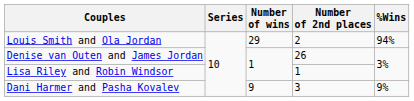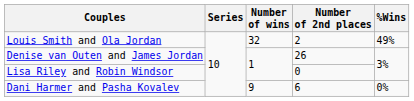(254, 40) 29 -> (254, 40) 32
(385, 40) 94% -> (385, 40) 49%
(297, 72) 1 -> (297, 72) 0
(297, 88) 3 -> (297, 88) 6
(382, 88) 9% -> (382, 88) 0%
